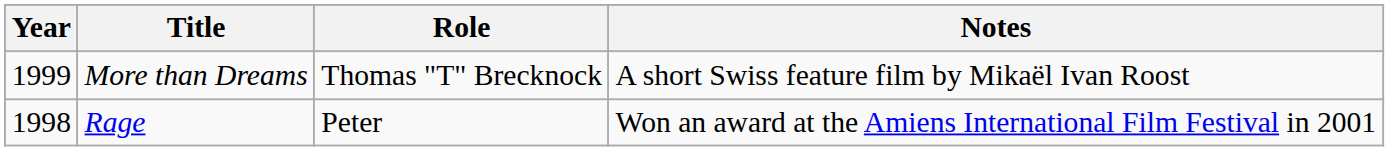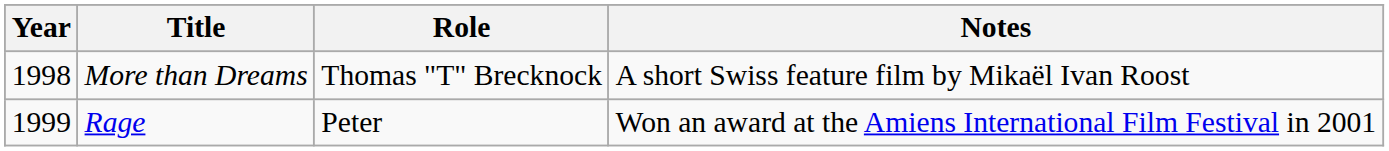(41, 74) 1999 -> (41, 74) 1998
(41, 121) 1998 -> (41, 121) 1999
